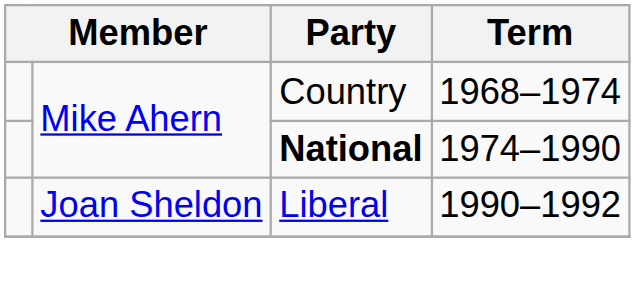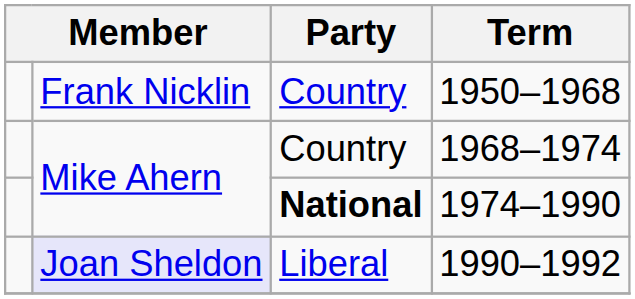+ row: (530, 90)
(151, 206) no background -> (151, 263) lavender background
